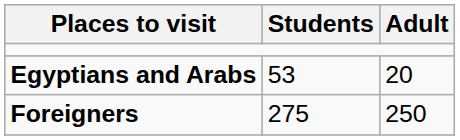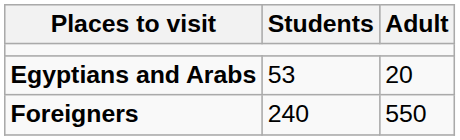(288, 114) 275 -> (288, 114) 240
(406, 114) 250 -> (406, 114) 550
